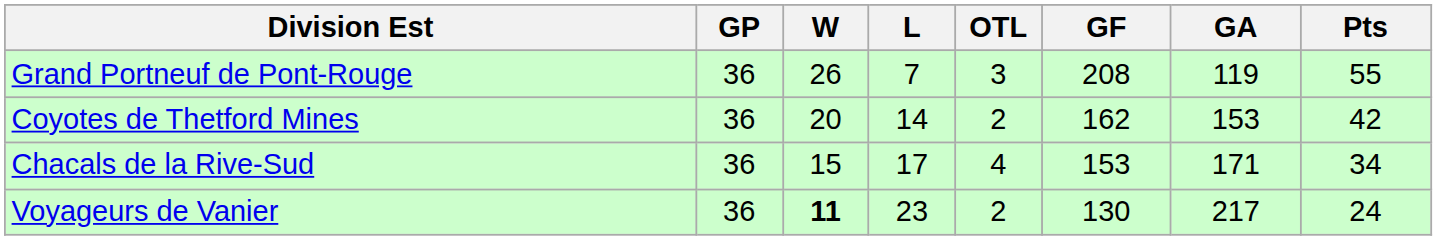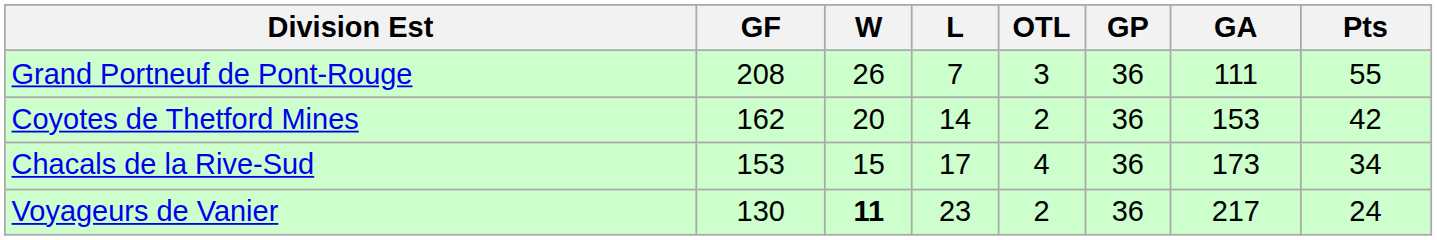columns swapped: (739, 27) <-> (1106, 27)
(1236, 73) 119 -> (1236, 73) 111
(1236, 165) 171 -> (1236, 165) 173
